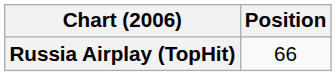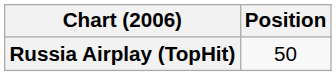(286, 53) 66 -> (286, 53) 50
